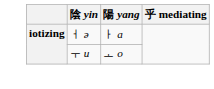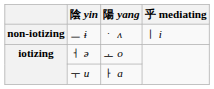+ row: (78, 34)
(113, 34) ㅏ a -> (113, 54) ㅗ o
(113, 54) ㅗ o -> (113, 73) ㅏ a
